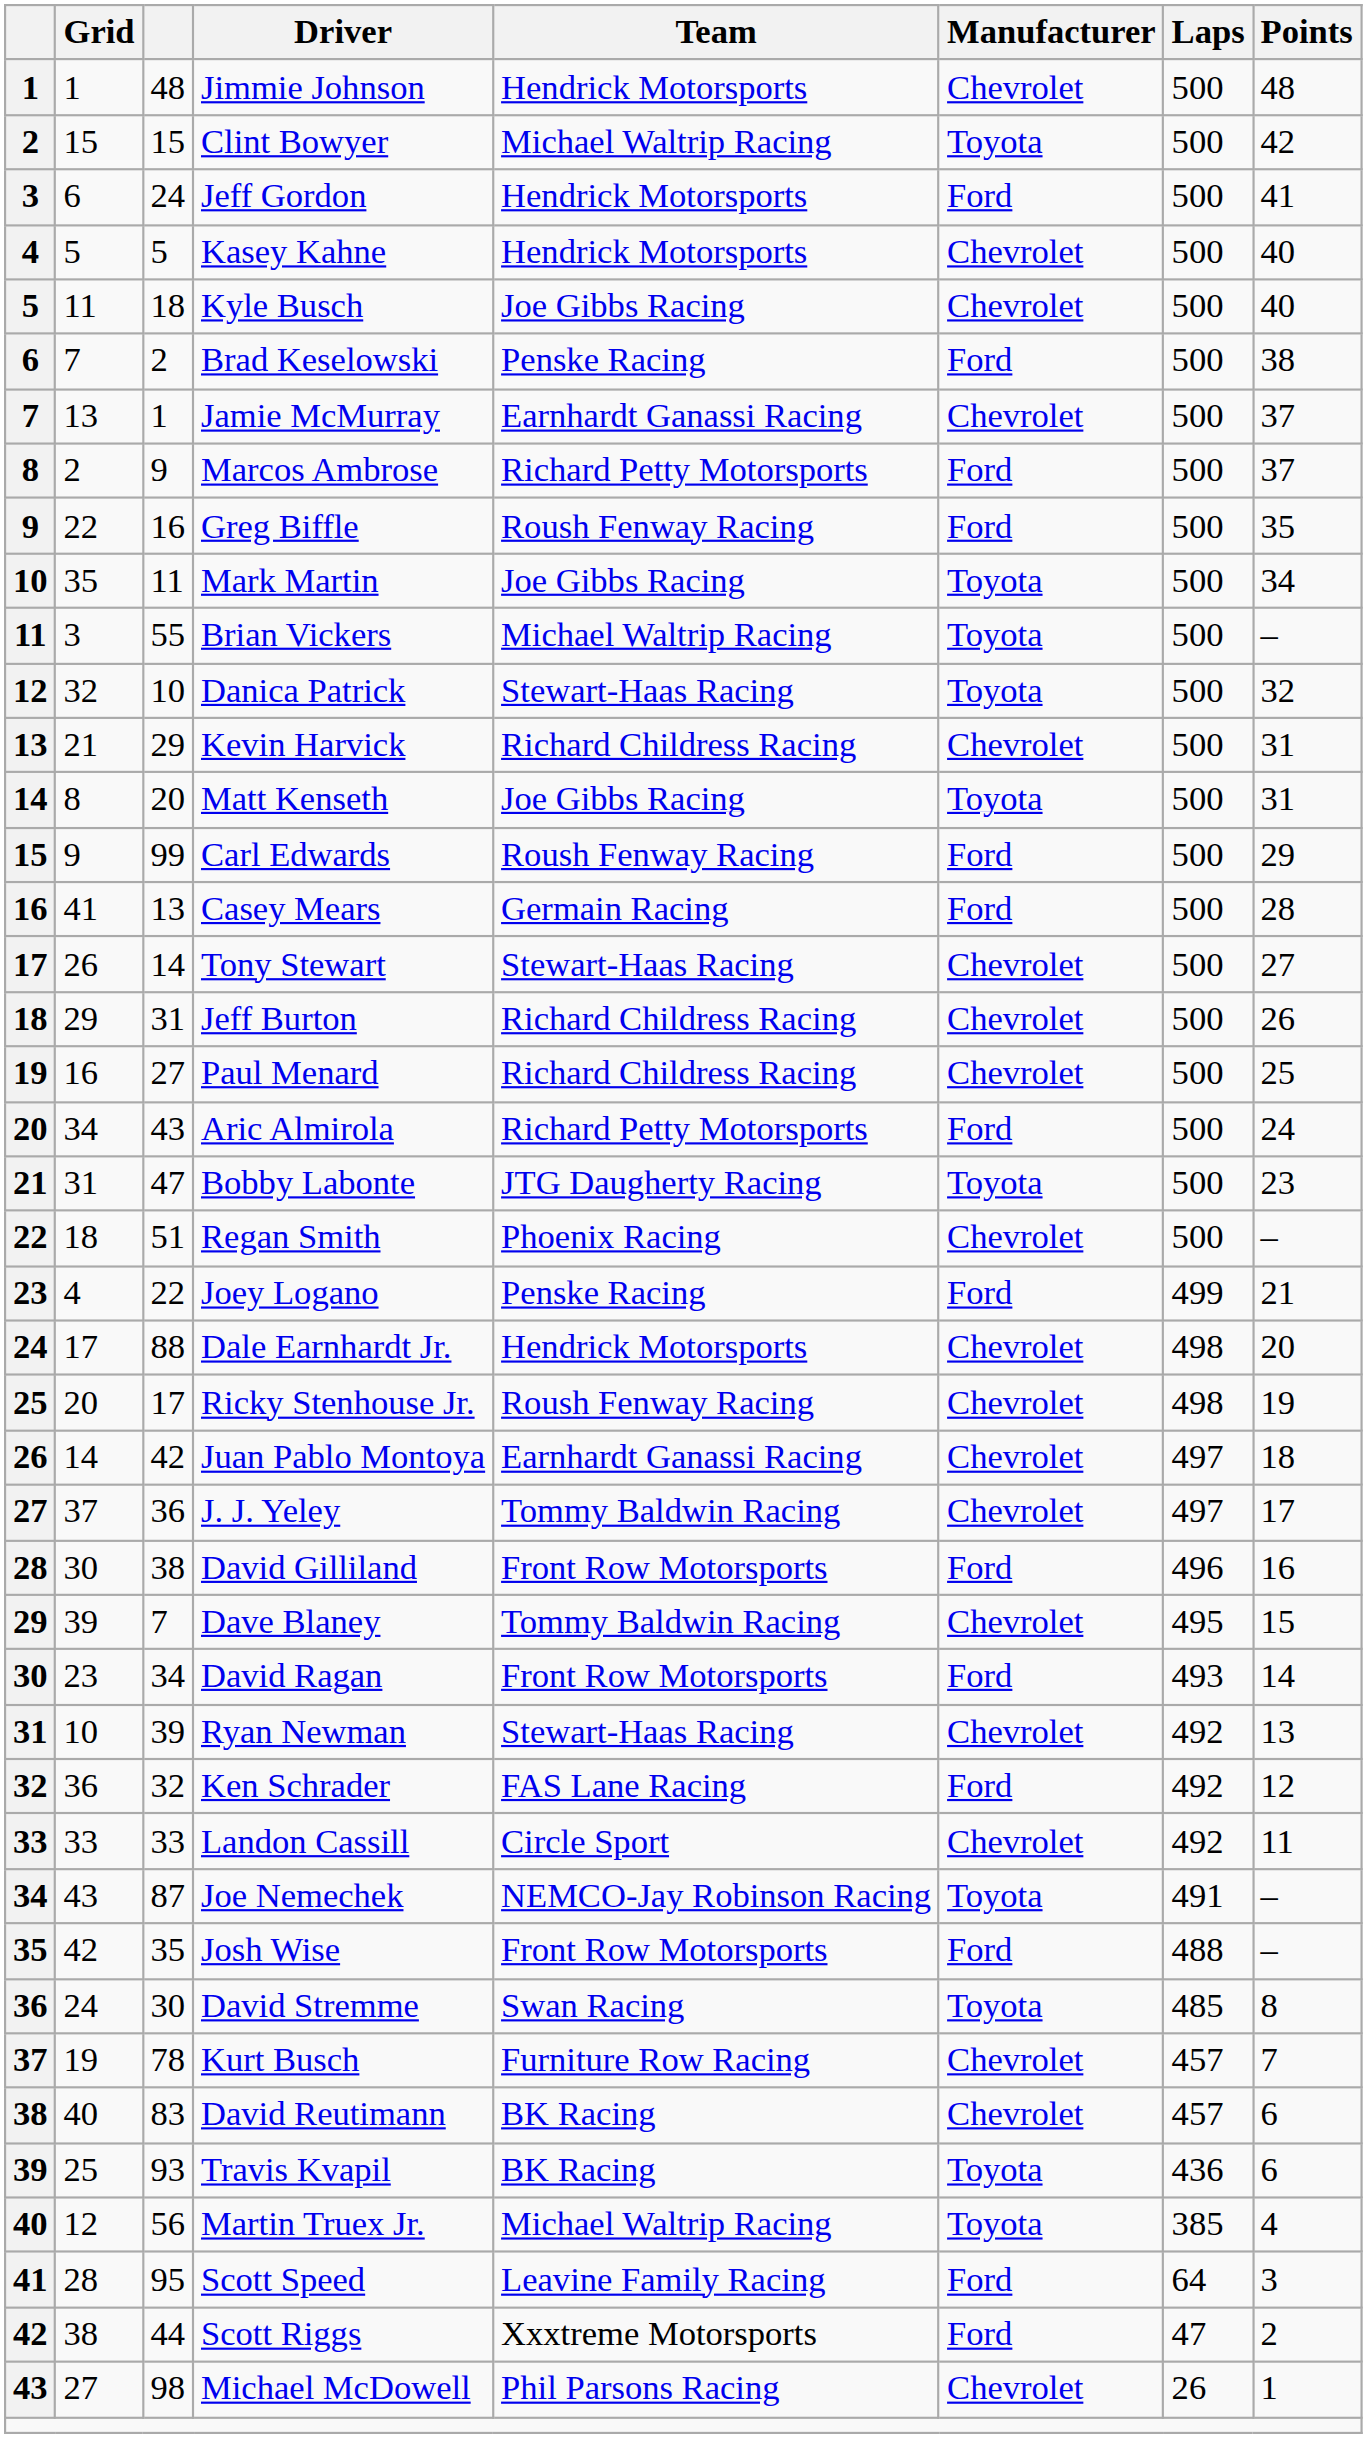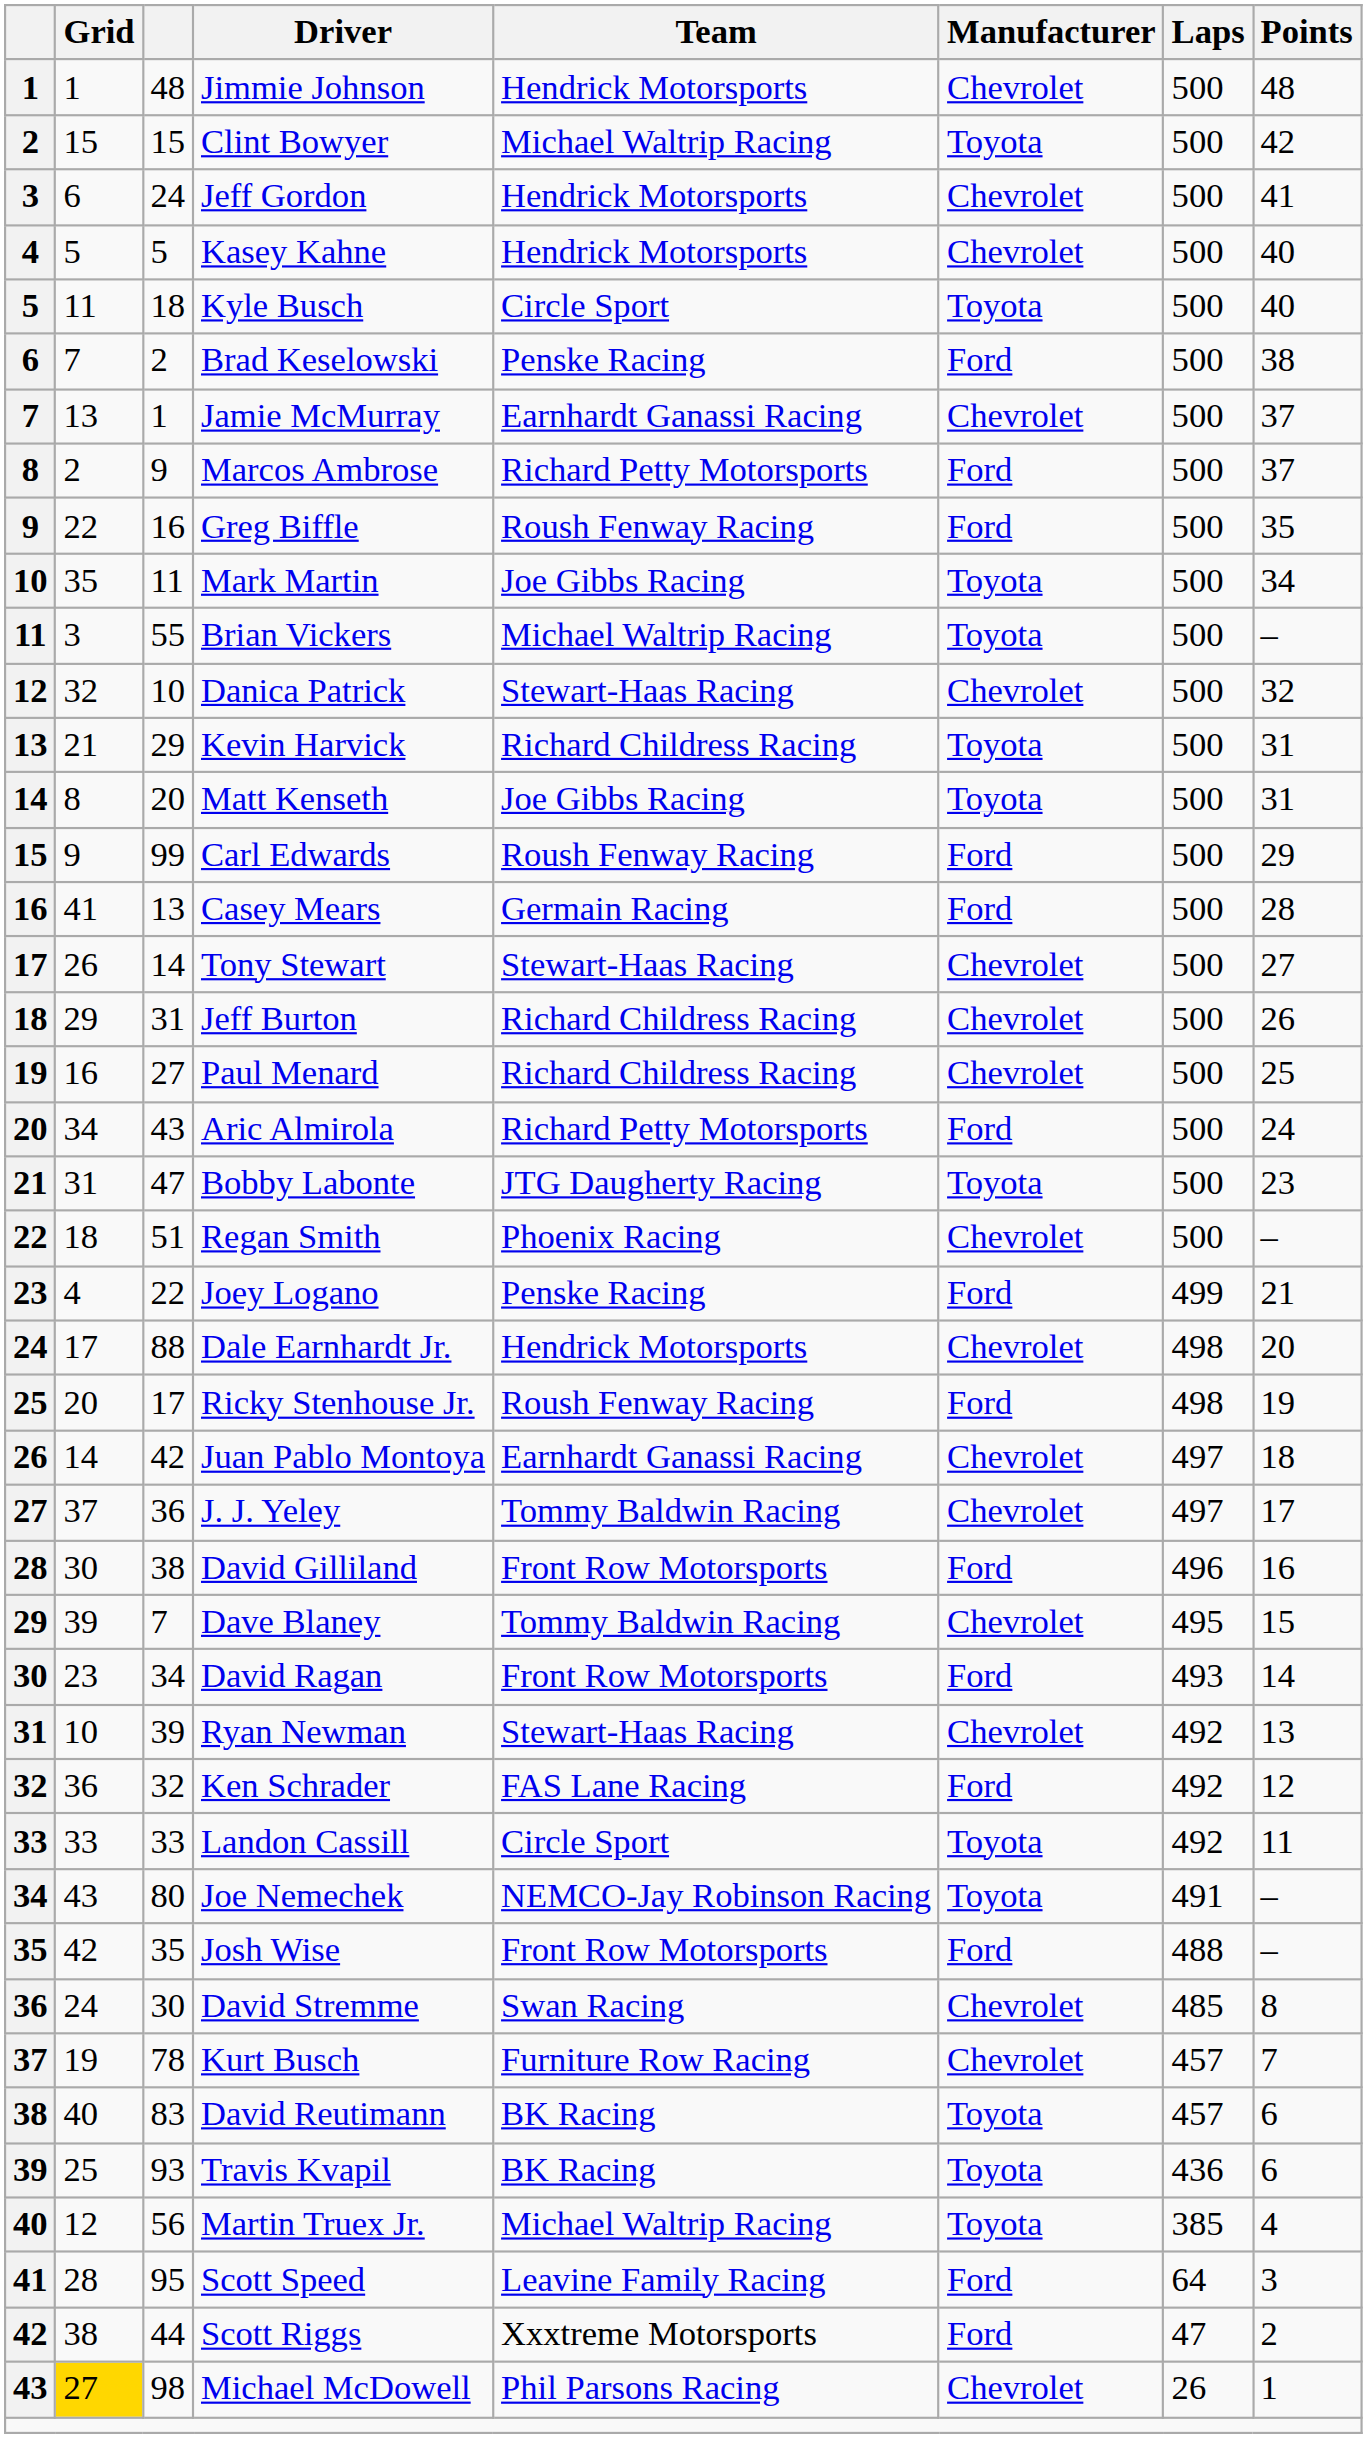(980, 196) Ford -> (1015, 196) Chevrolet
(623, 305) Joe Gibbs Racing -> (585, 305) Circle Sport
(1015, 305) Chevrolet -> (995, 305) Toyota
(995, 689) Toyota -> (1015, 689) Chevrolet
(1015, 744) Chevrolet -> (995, 744) Toyota
(1015, 1402) Chevrolet -> (980, 1402) Ford
(1015, 1840) Chevrolet -> (995, 1840) Toyota
(168, 1895) 87 -> (168, 1895) 80
(995, 2005) Toyota -> (1015, 2005) Chevrolet
(1015, 2114) Chevrolet -> (995, 2114) Toyota
(81, 2388) no background -> (81, 2388) gold background
